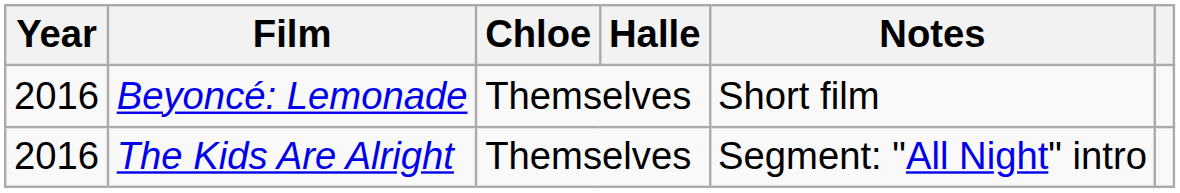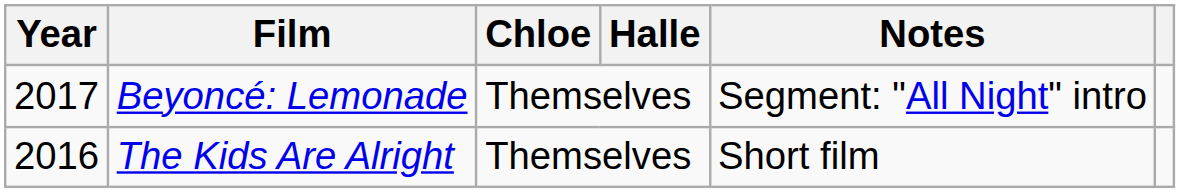(57, 95) 2016 -> (57, 95) 2017
(799, 95) Short film -> (932, 95) Segment: "All Night" intro
(932, 156) Segment: "All Night" intro -> (799, 156) Short film
